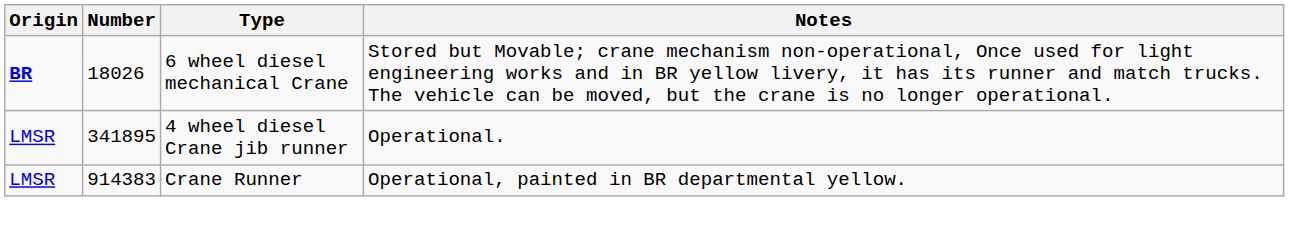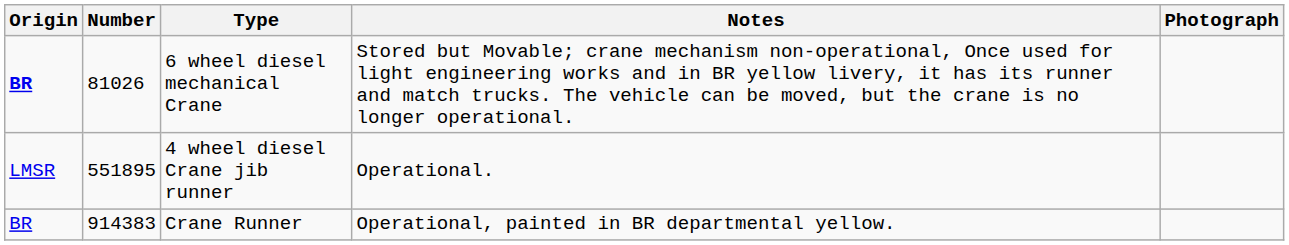+ column: (1222, 20)
(116, 74) 18026 -> (116, 85) 81026
(122, 138) 341895 -> (122, 171) 551895
(32, 180) LMSR -> (21, 224) BR
